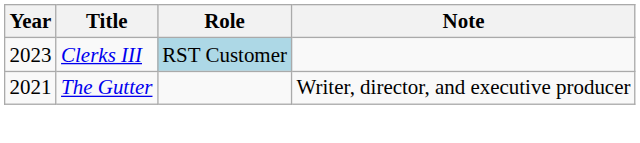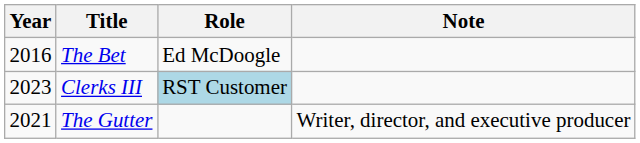+ row: (93, 54)
